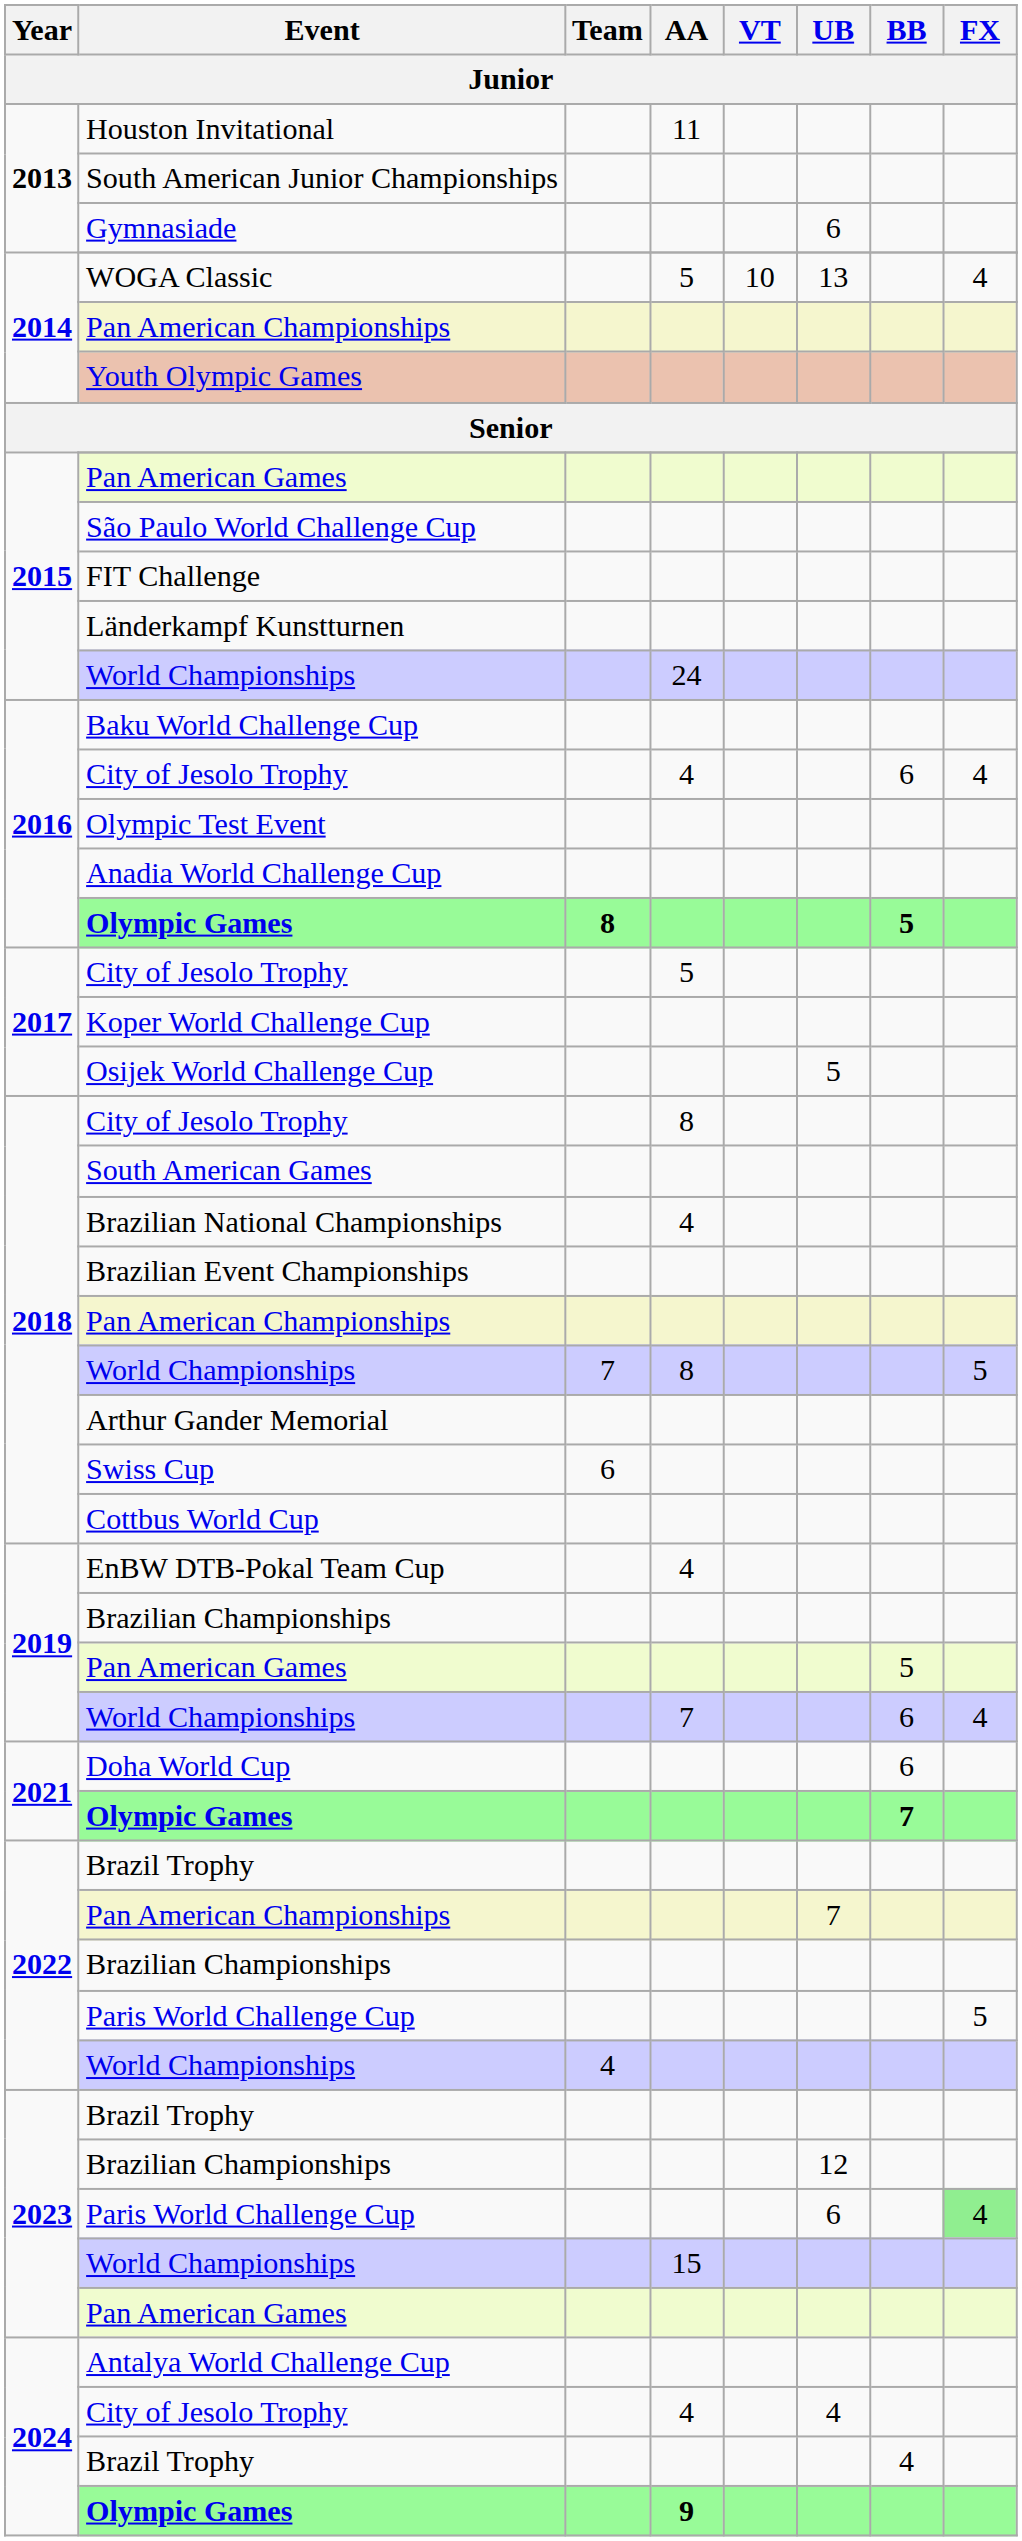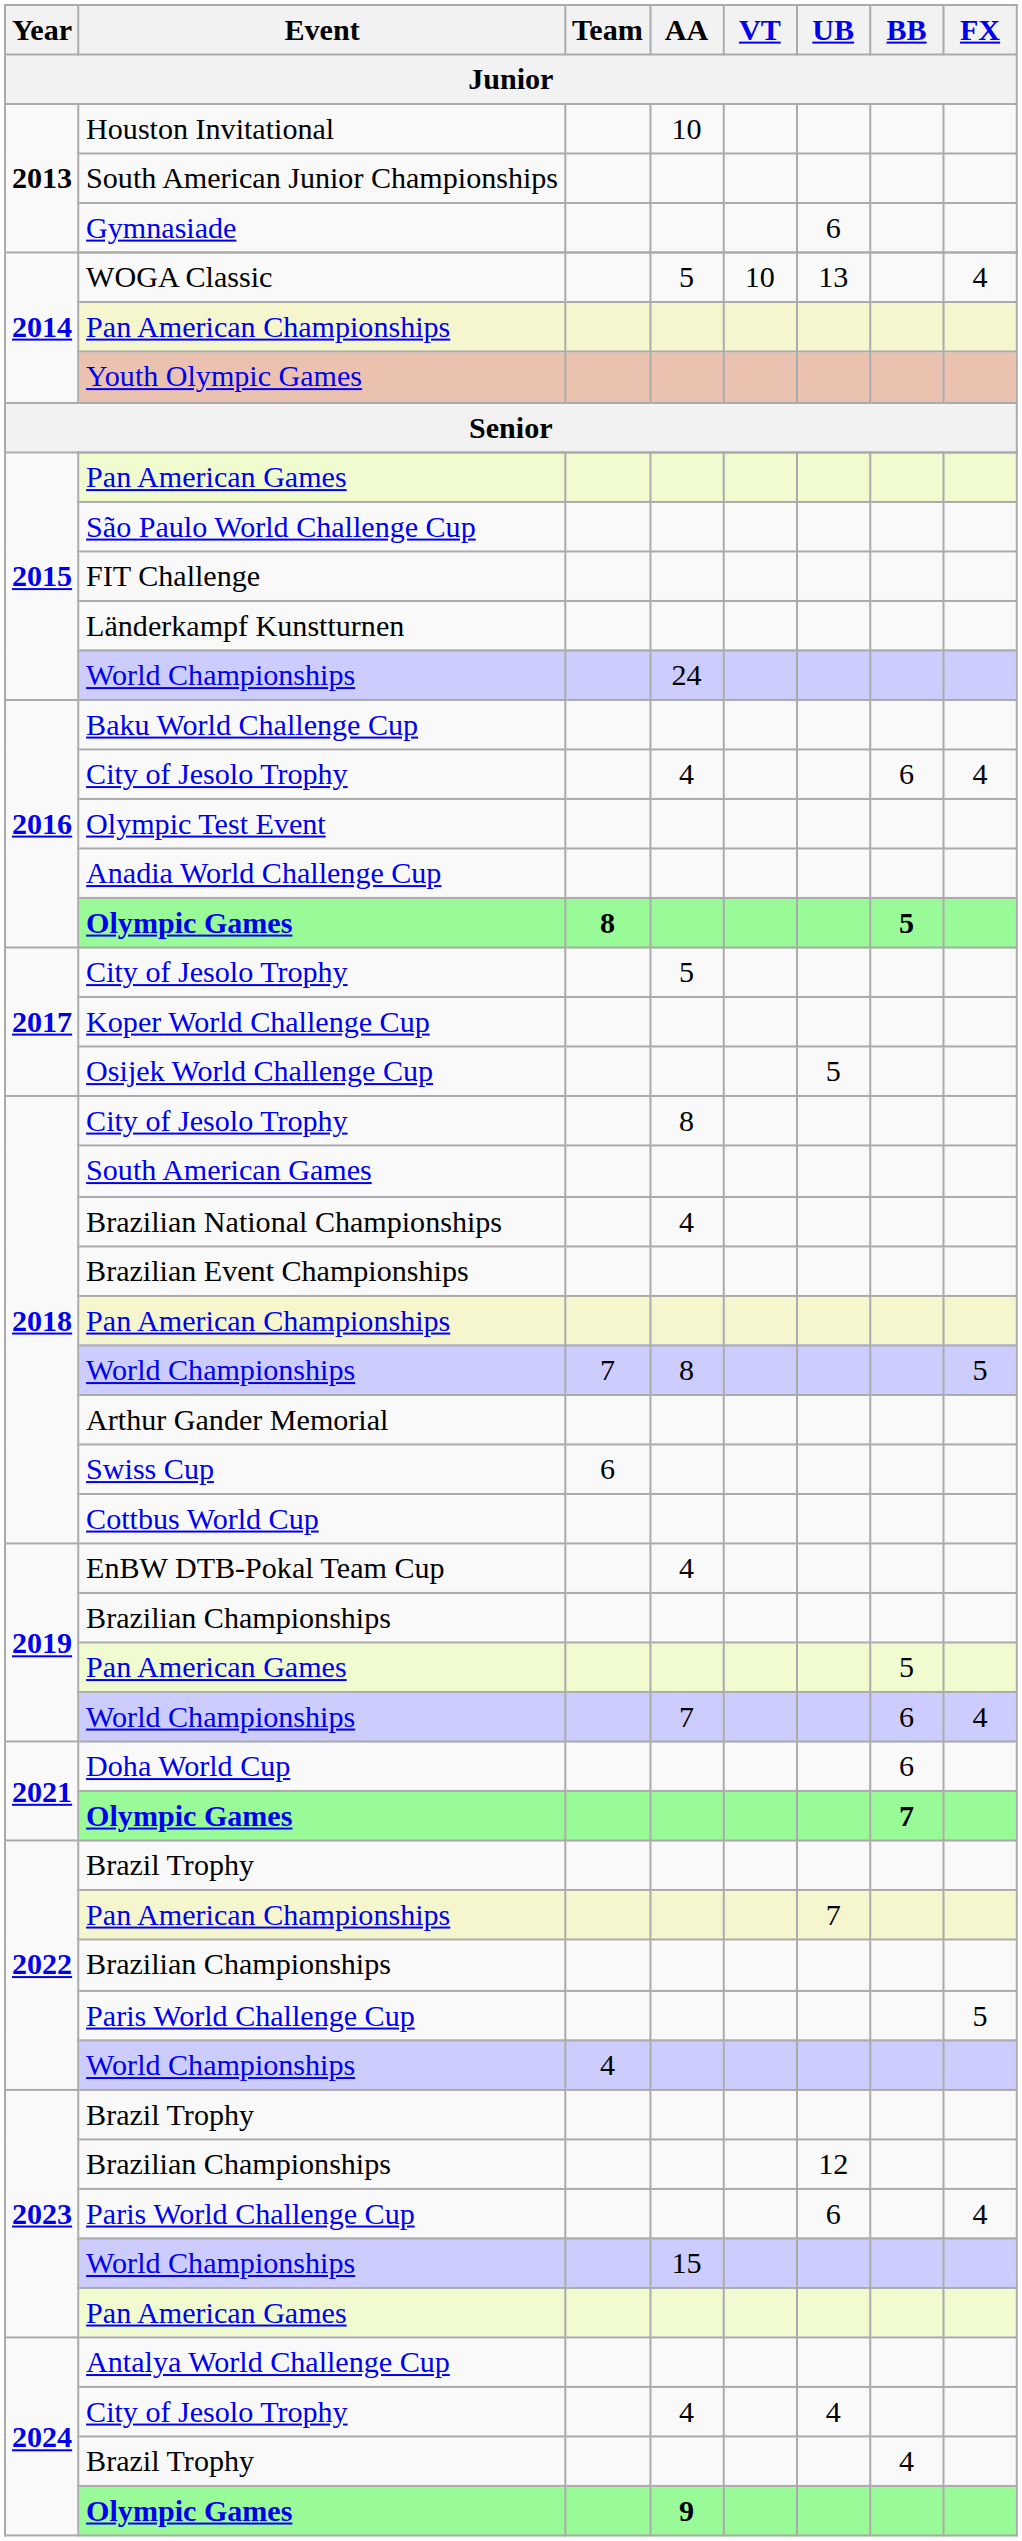(686, 128) 11 -> (686, 128) 10
(980, 2212) lightgreen background -> (980, 2212) no background
